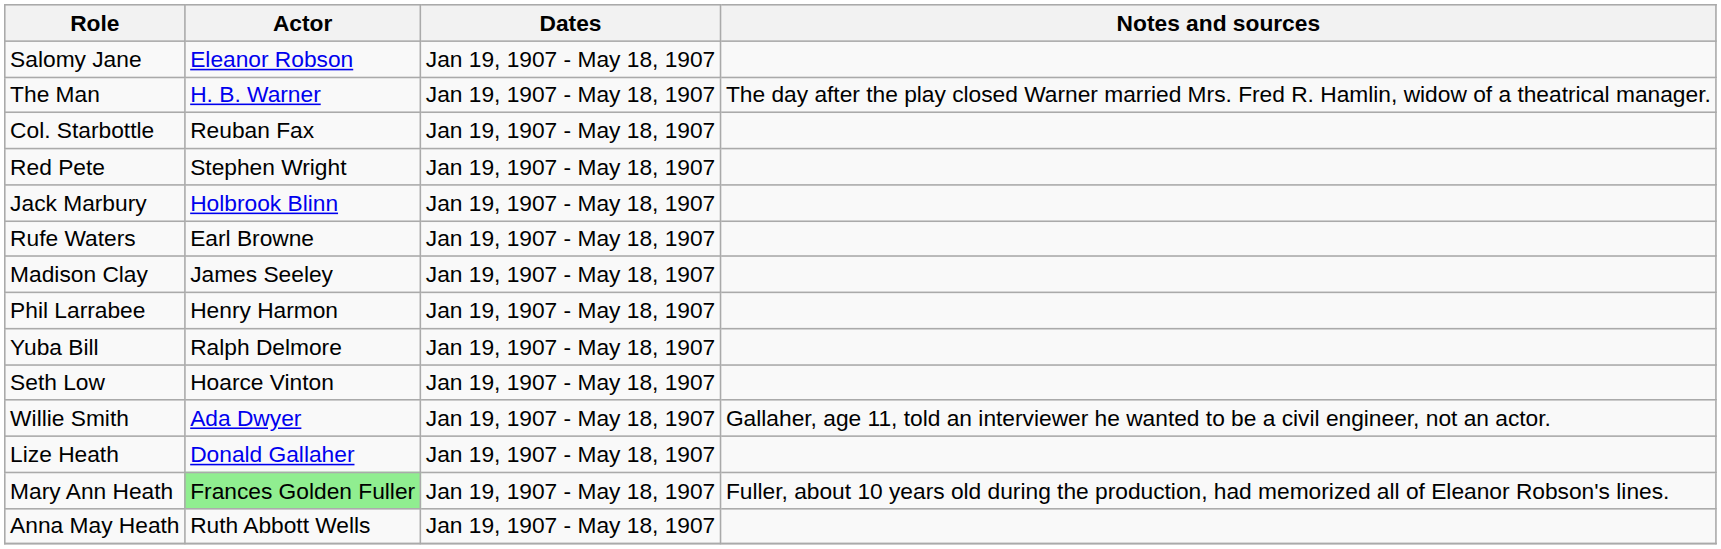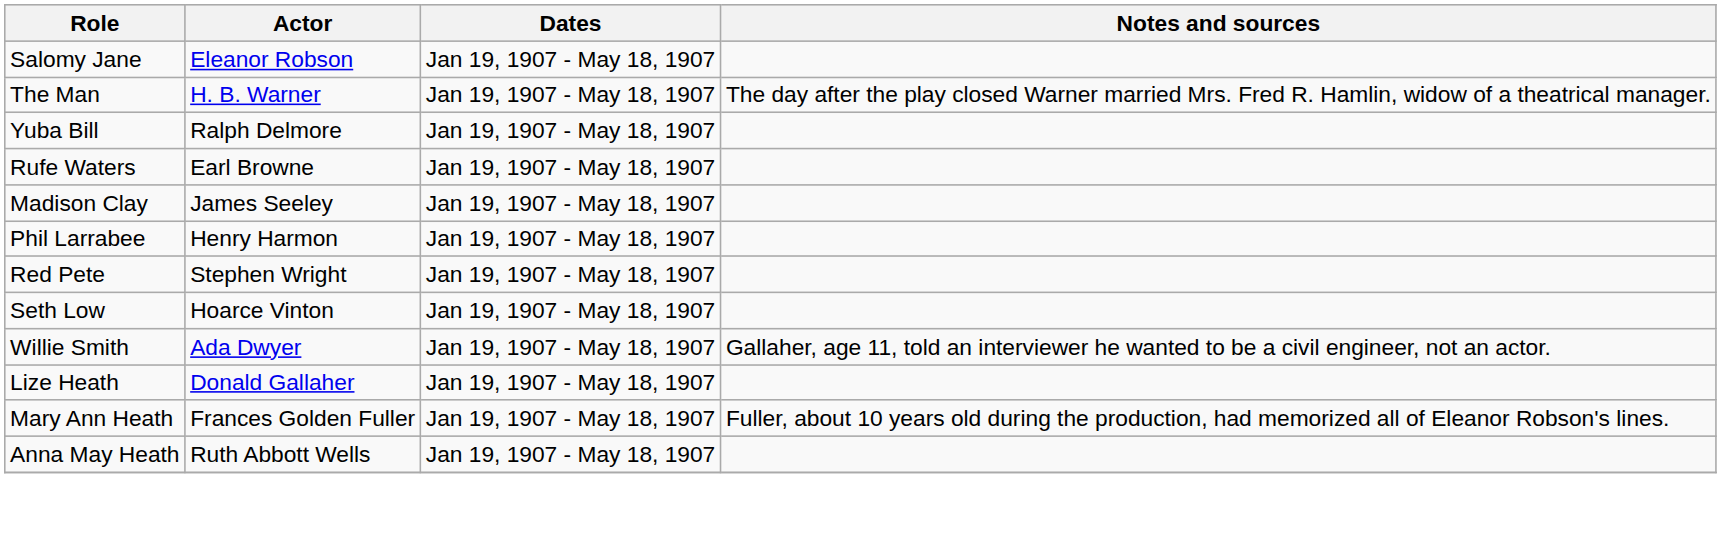- row: (82, 131)
rows swapped: (54, 347) <-> (58, 167)
- row: (78, 203)
(303, 490) lightgreen background -> (303, 419) no background
